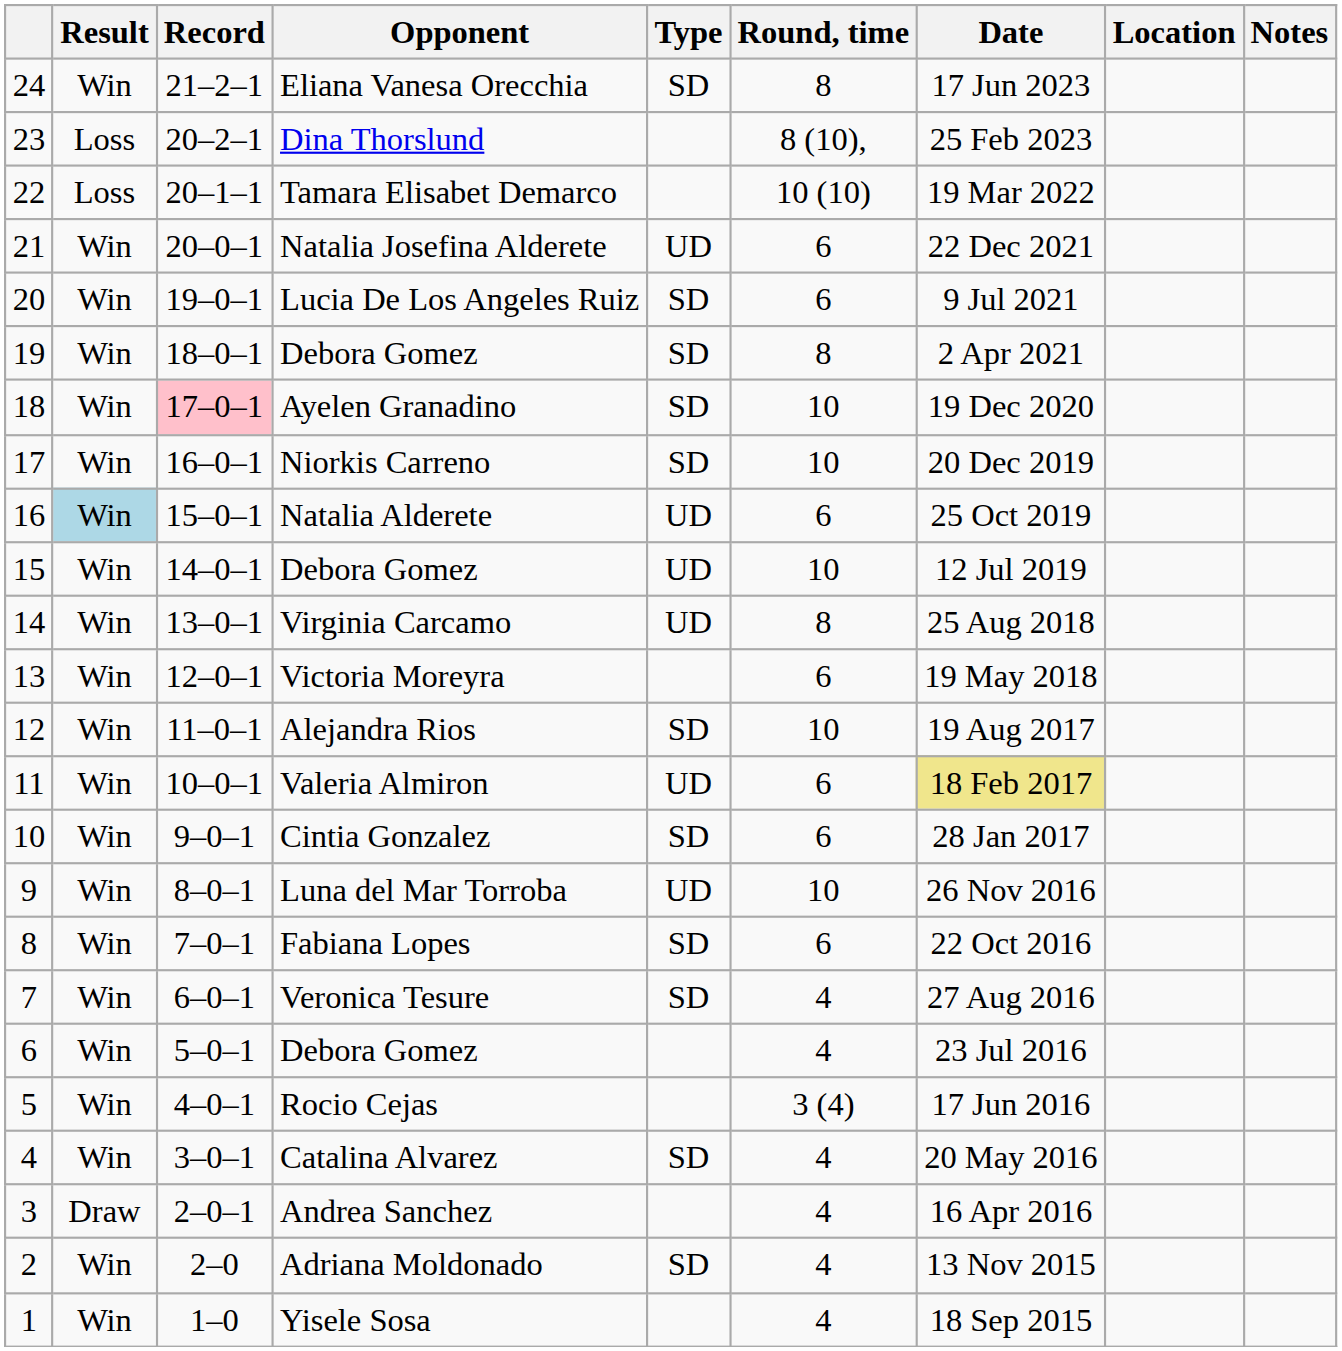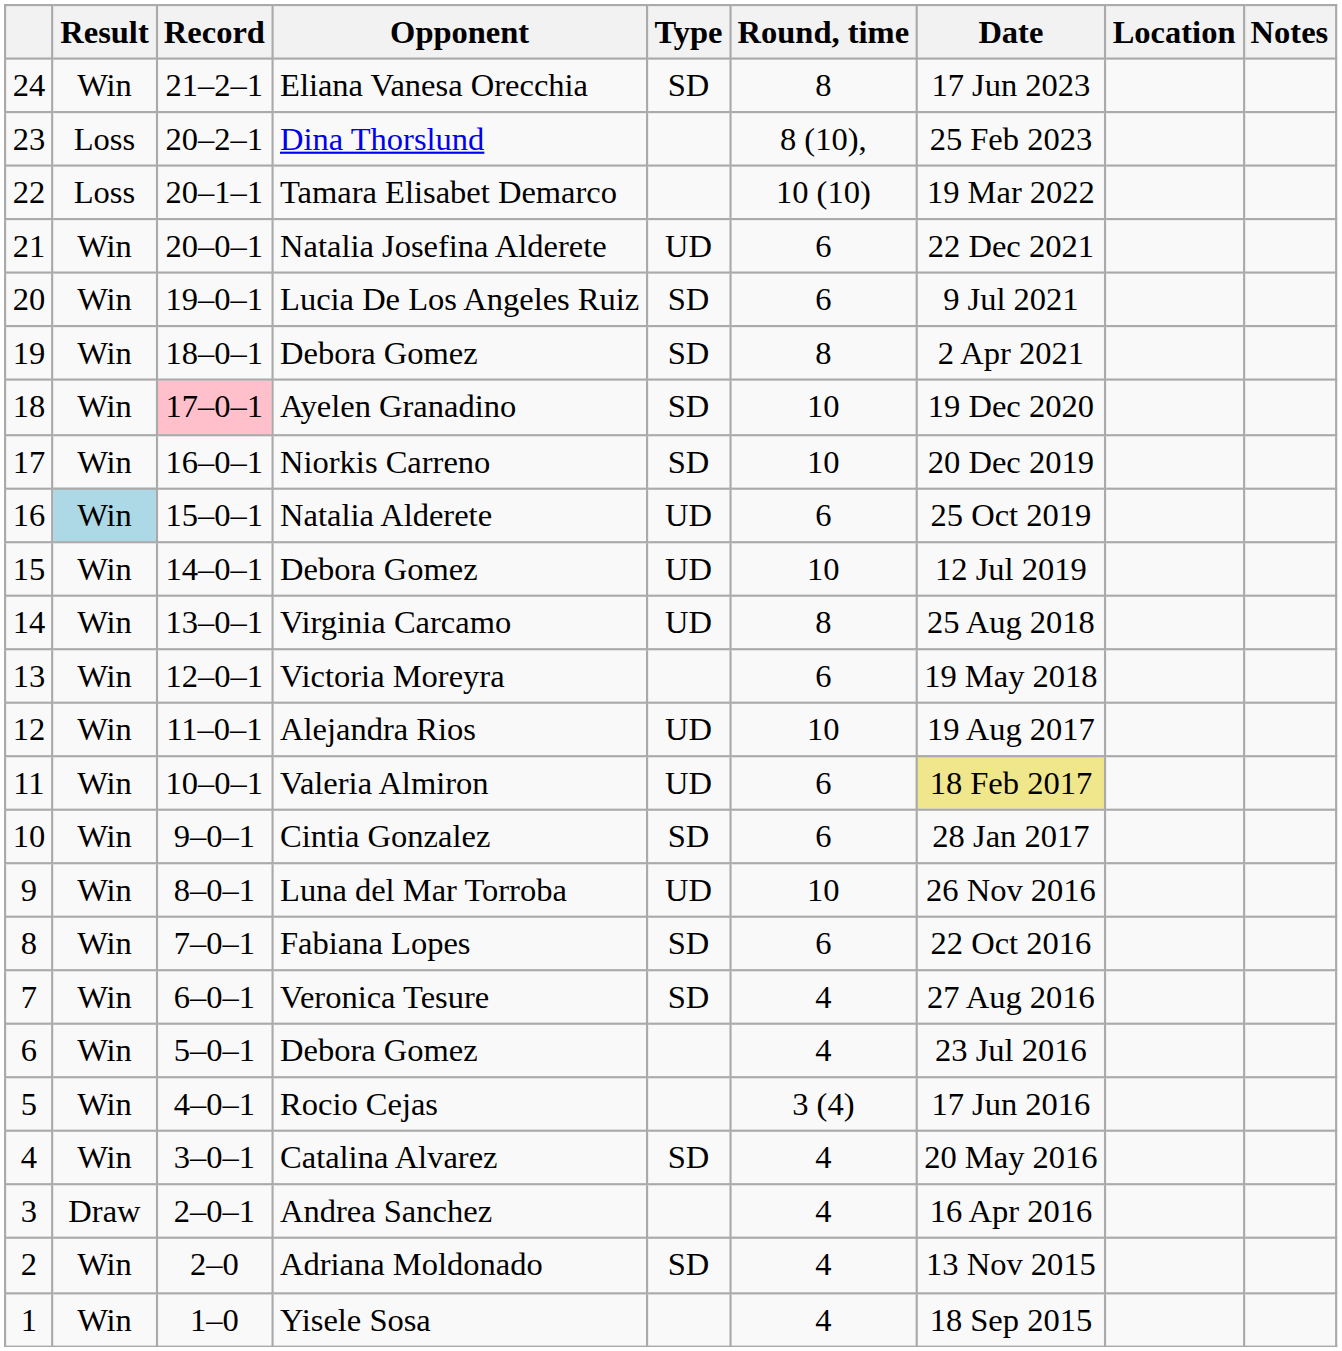(688, 728) SD -> (688, 728) UD
